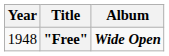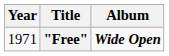(22, 39) 1948 -> (22, 39) 1971
